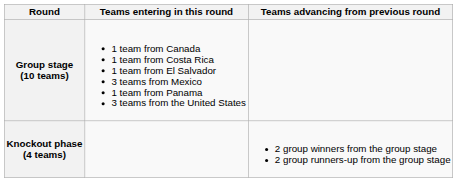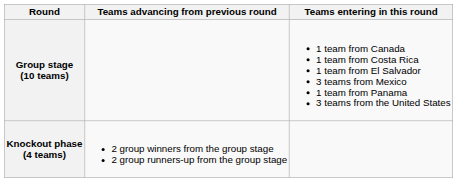columns swapped: (166, 12) <-> (351, 12)
